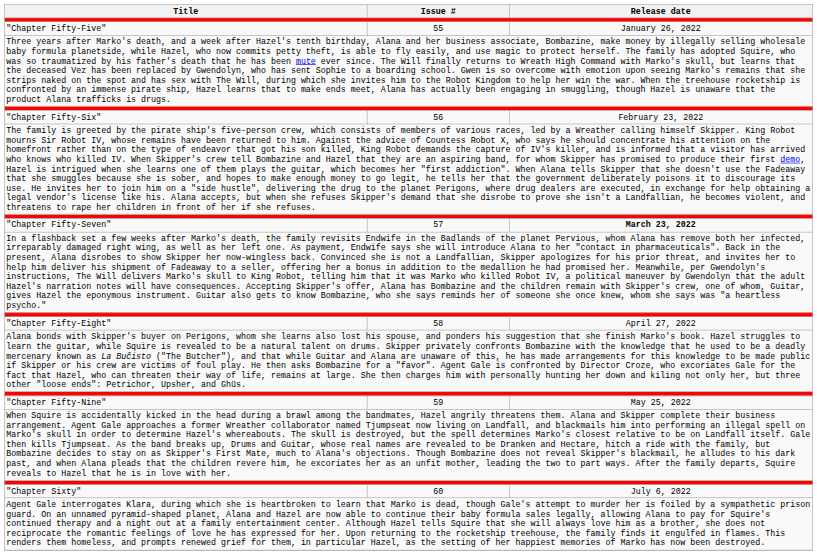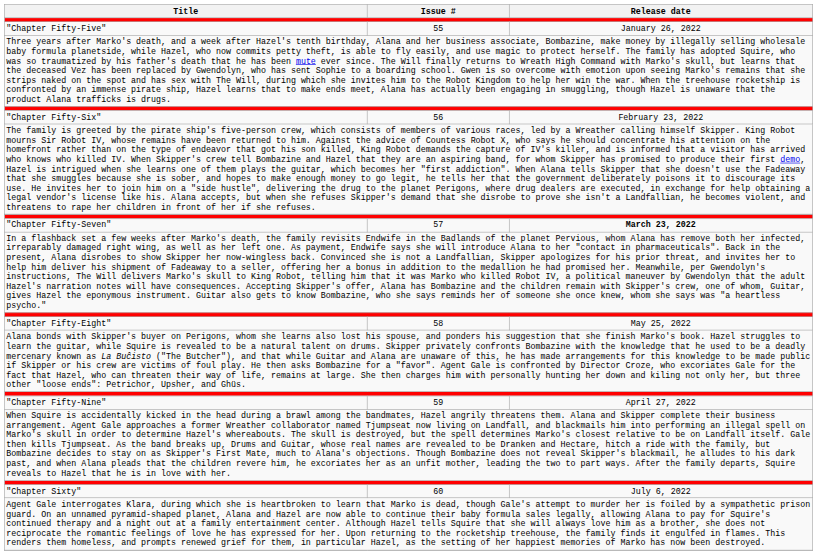(661, 323) April 27, 2022 -> (661, 323) May 25, 2022
(661, 403) May 25, 2022 -> (661, 403) April 27, 2022
